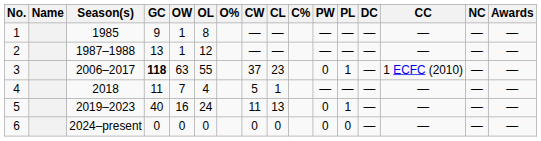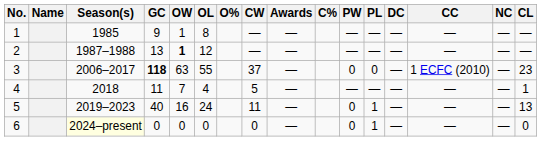columns swapped: (278, 13) <-> (512, 13)
(182, 51) normal -> (182, 51) bold
(348, 70) 1 -> (375, 70) 0
(106, 126) no background -> (106, 126) lightyellow background
(348, 126) 0 -> (375, 126) 1
